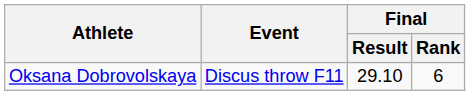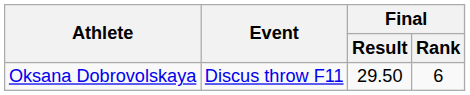(380, 77) 29.10 -> (380, 77) 29.50
